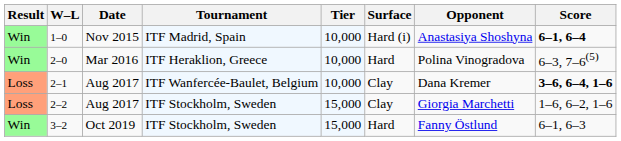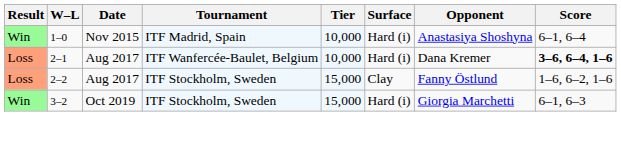(562, 36) bold -> (562, 36) normal
- row: (59, 60)
(380, 82) Clay -> (389, 57) Hard (i)
(466, 104) Giorgia Marchetti -> (458, 79) Fanny Östlund
(381, 125) Hard -> (389, 100) Hard (i)
(458, 125) Fanny Östlund -> (466, 100) Giorgia Marchetti
